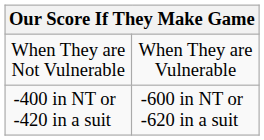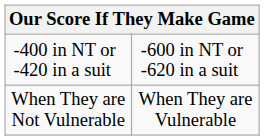rows swapped: (68, 59) <-> (62, 109)
